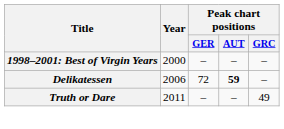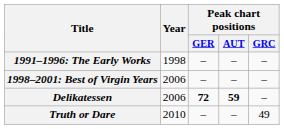+ row: (82, 61)
(174, 61) 2000 -> (174, 79) 2006
(203, 79) normal -> (203, 97) bold
(174, 97) 2011 -> (174, 115) 2010
